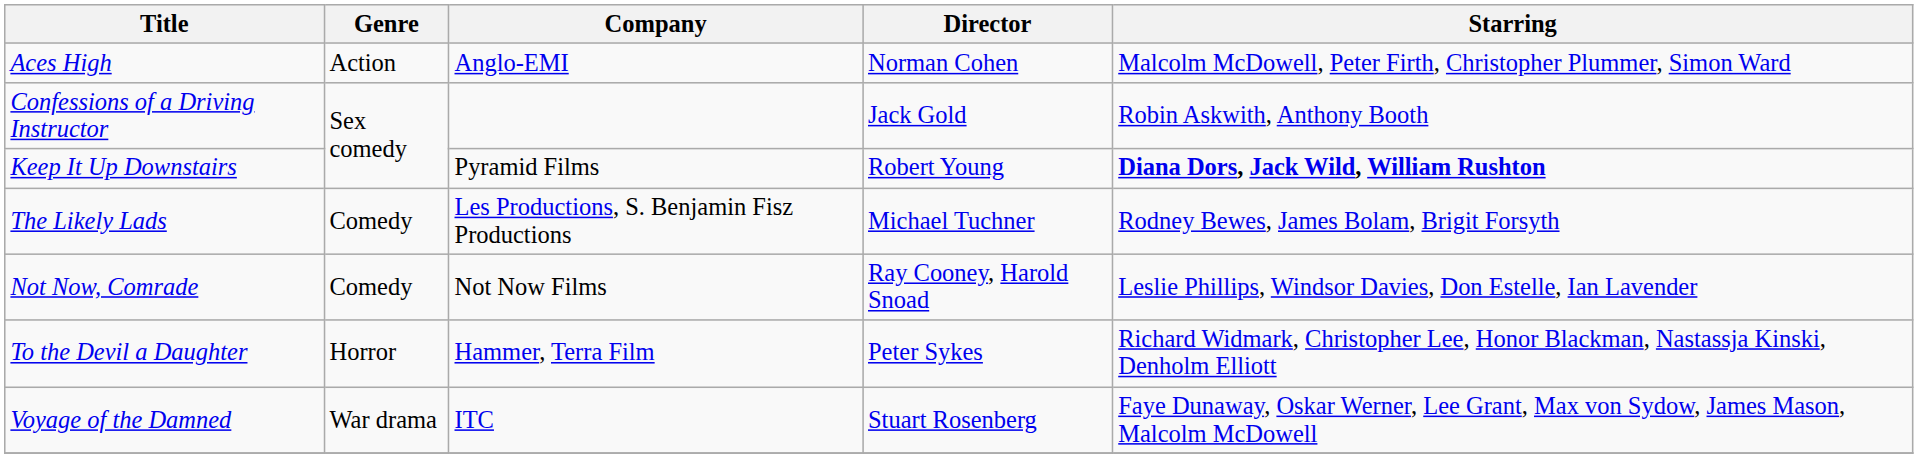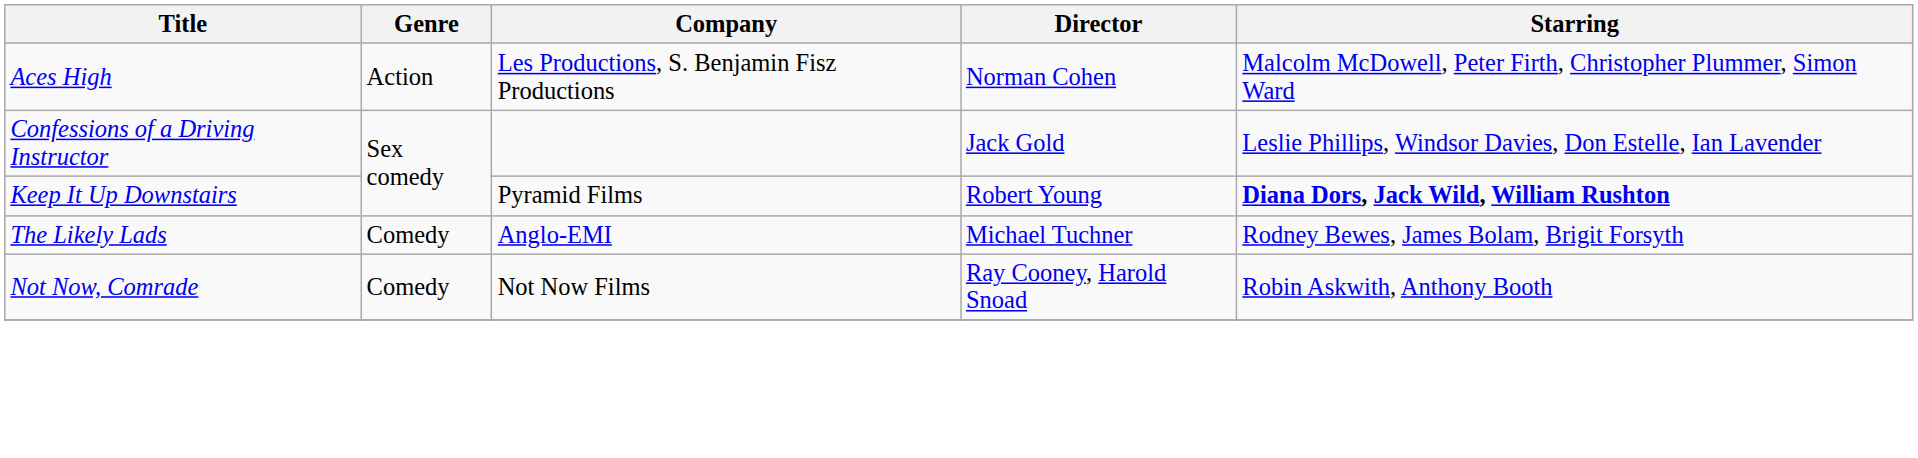(512, 62) Anglo-EMI -> (667, 76) Les Productions, S. Benjamin Fisz Productions
(1273, 115) Robin Askwith, Anthony Booth -> (1532, 142) Leslie Phillips, Windsor Davies, Don Estelle, Ian Lavender
(624, 220) Les Productions, S. Benjamin Fisz Productions -> (555, 234) Anglo-EMI
(1408, 286) Leslie Phillips, Windsor Davies, Don Estelle, Ian Lavender -> (1397, 286) Robin Askwith, Anthony Booth
- row: (129, 353)
- row: (121, 419)
